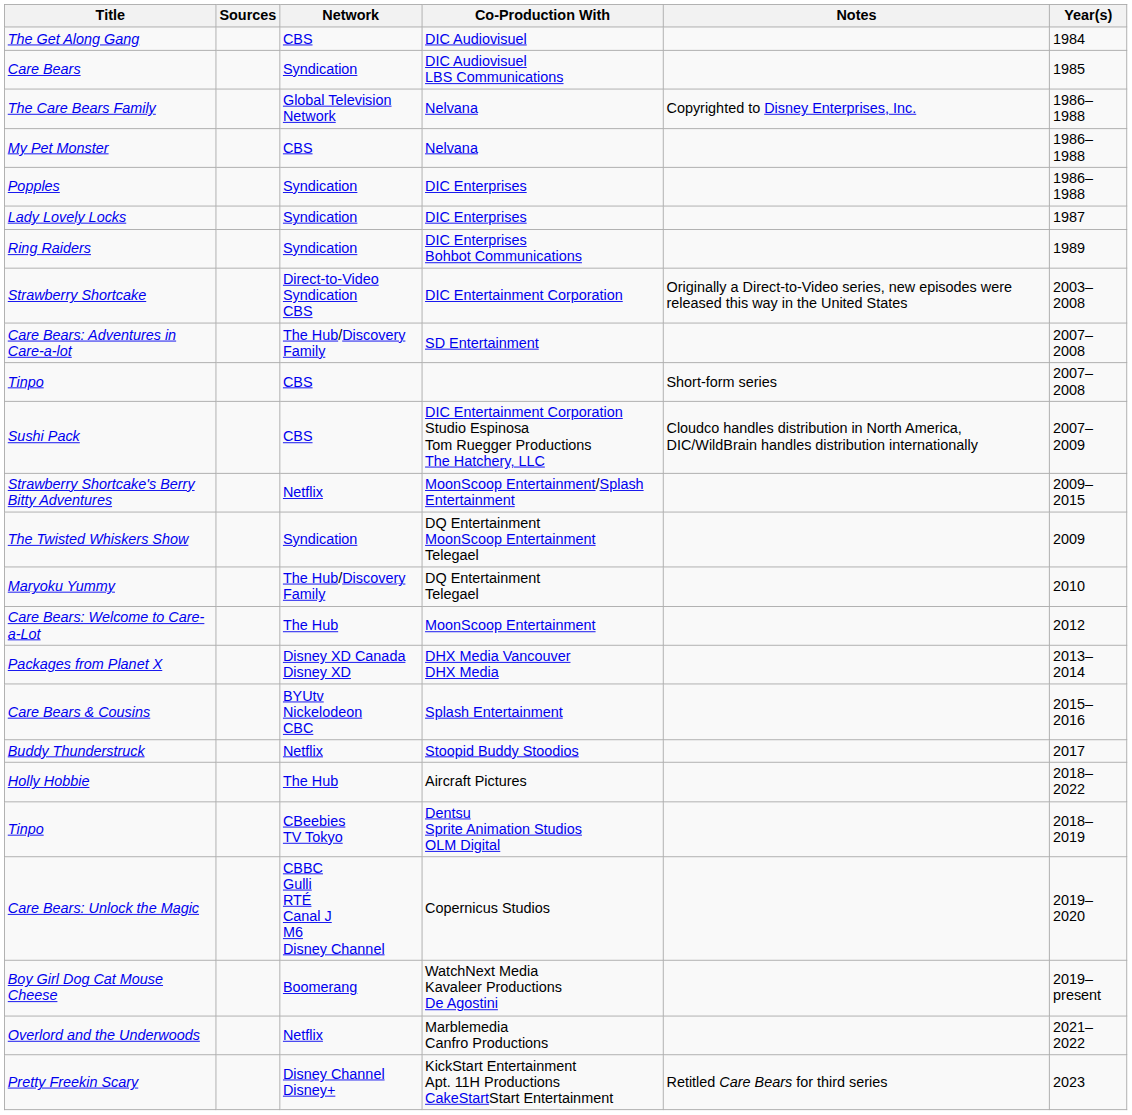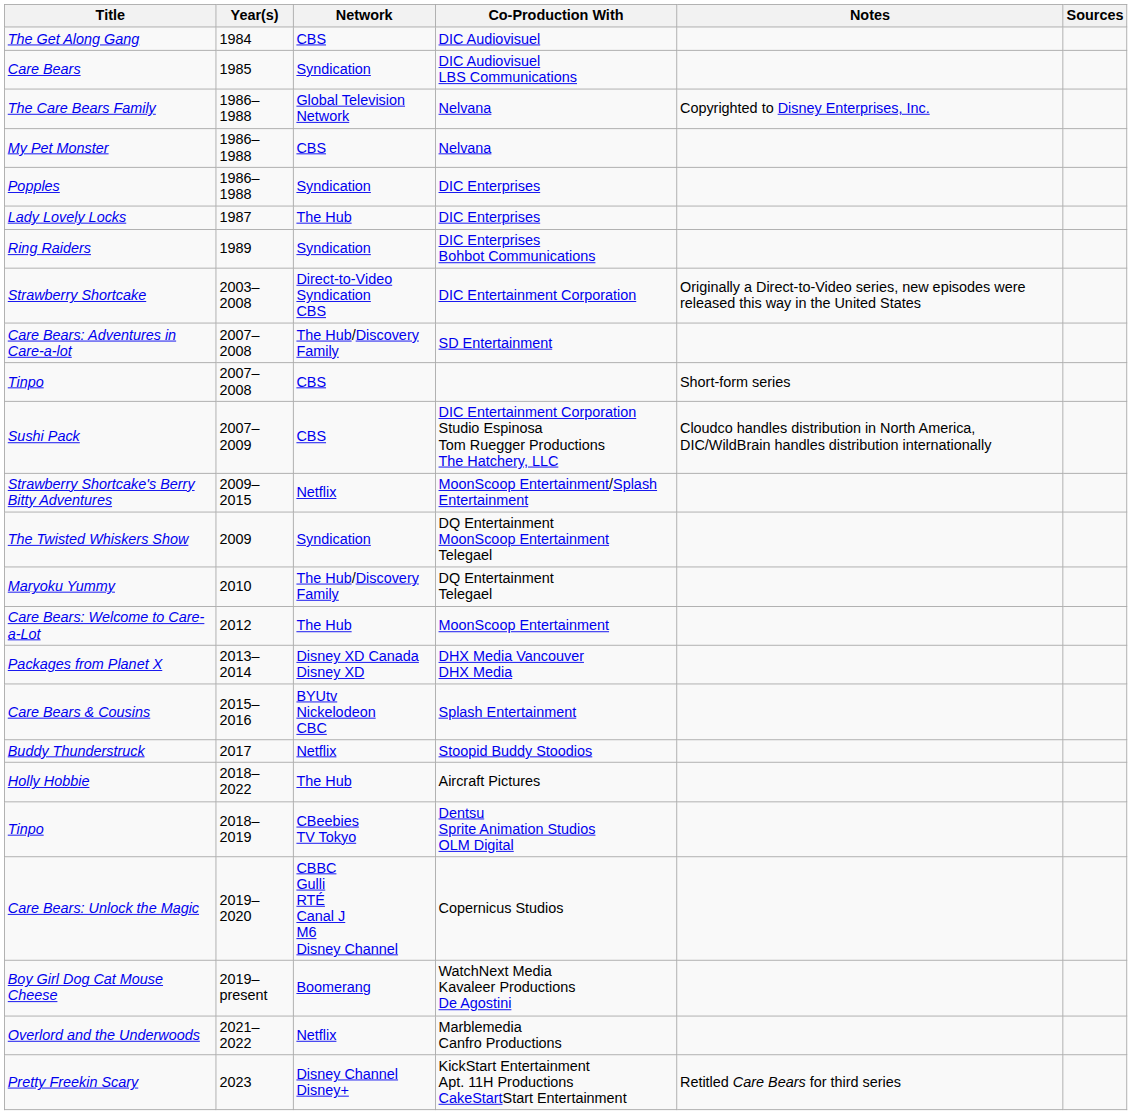columns swapped: (1088, 15) <-> (248, 15)
(320, 217) Syndication -> (324, 217) The Hub
